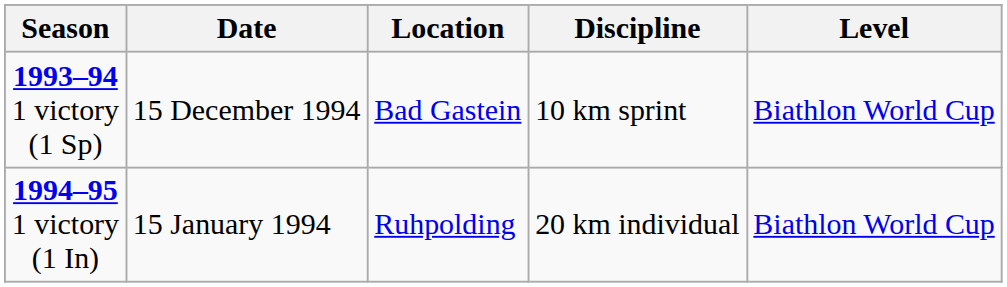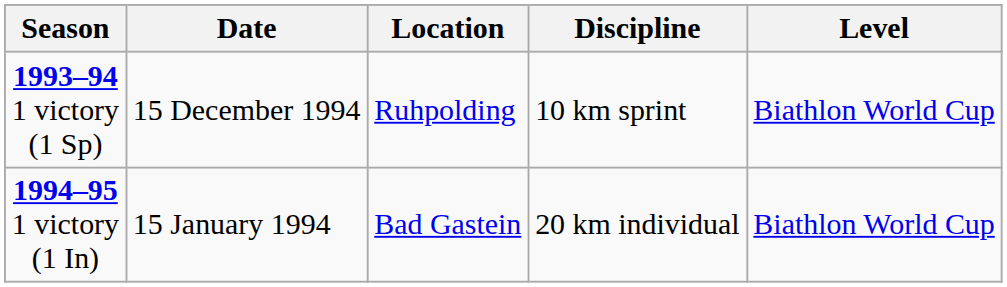(448, 109) Bad Gastein -> (445, 109) Ruhpolding
(445, 224) Ruhpolding -> (448, 224) Bad Gastein
